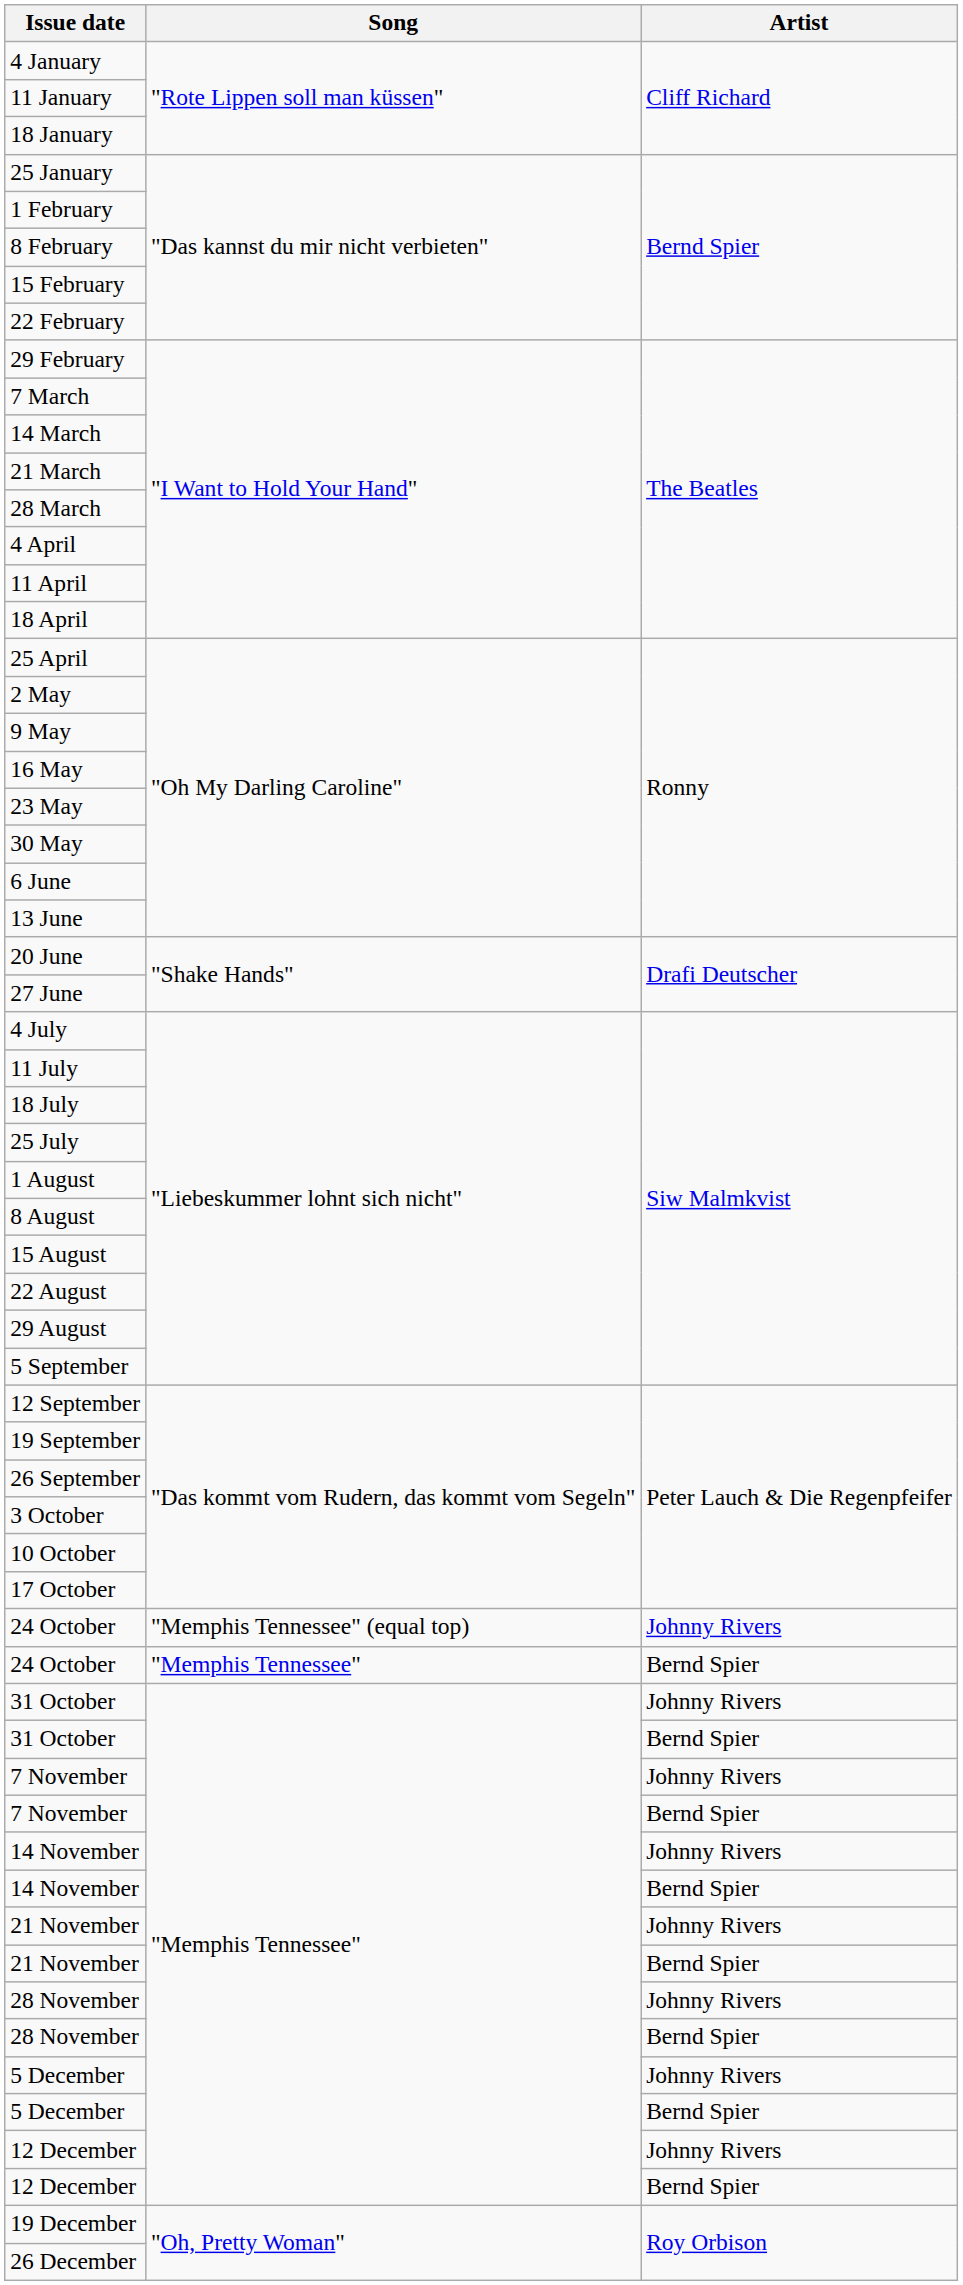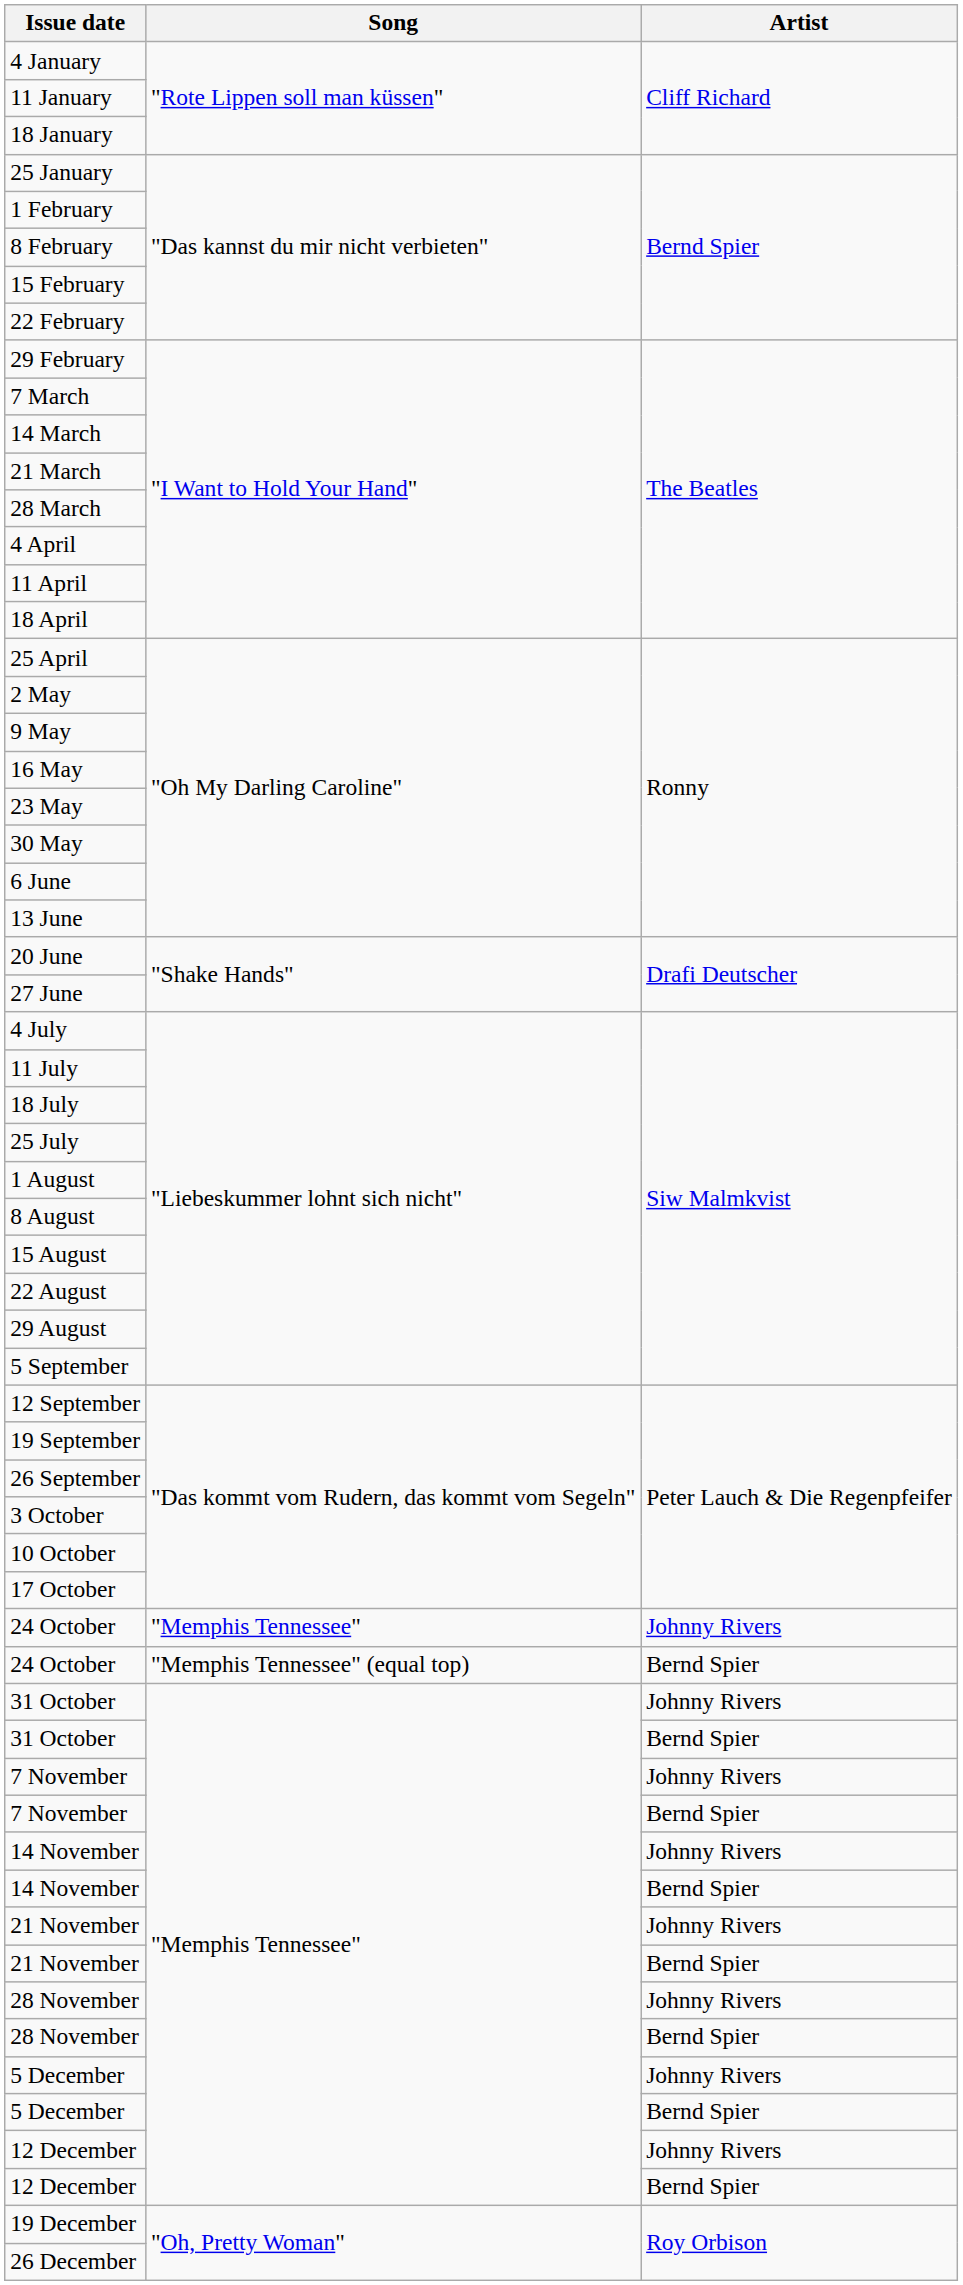(310, 1627) "Memphis Tennessee" (equal top) -> (256, 1627) "Memphis Tennessee"
(256, 1664) "Memphis Tennessee" -> (310, 1664) "Memphis Tennessee" (equal top)
